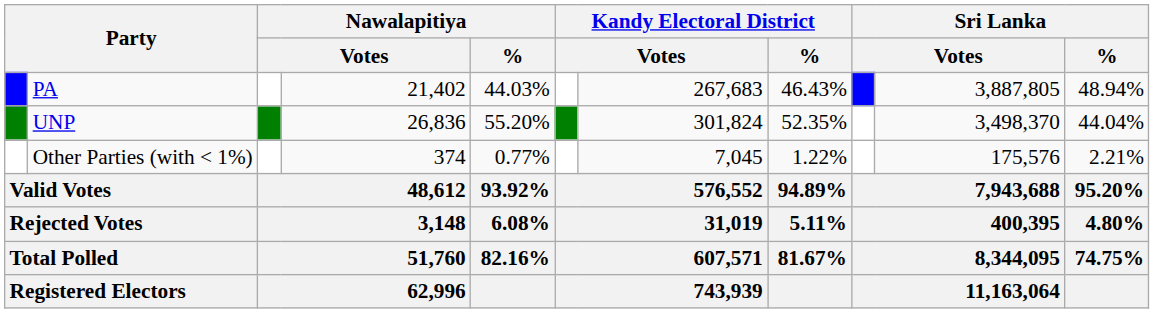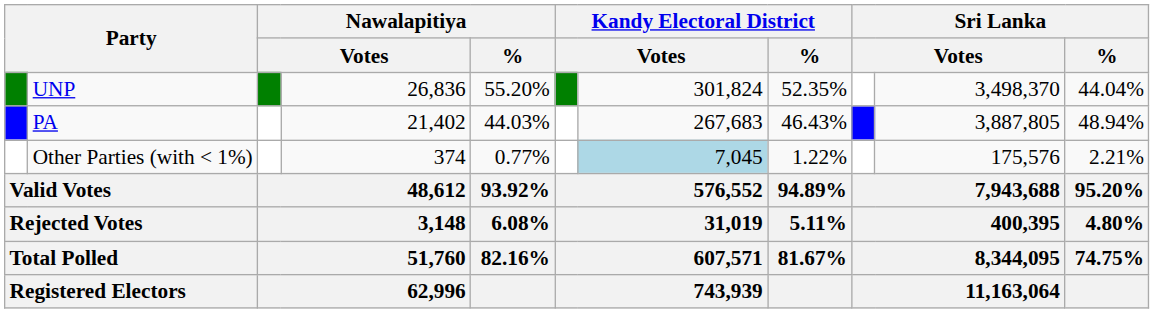rows swapped: (54, 122) <-> (45, 88)
(739, 156) no background -> (739, 156) lightblue background
